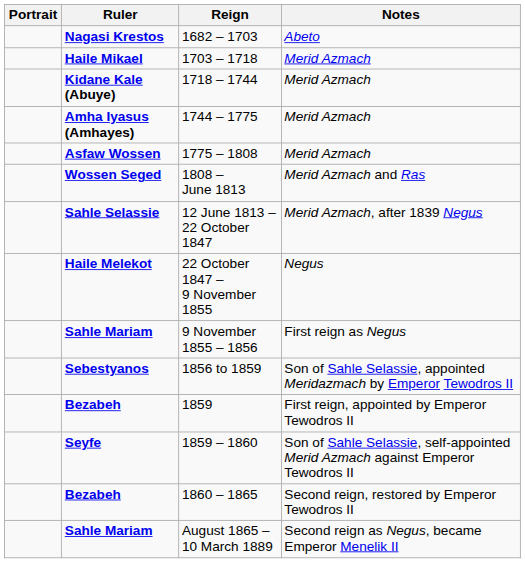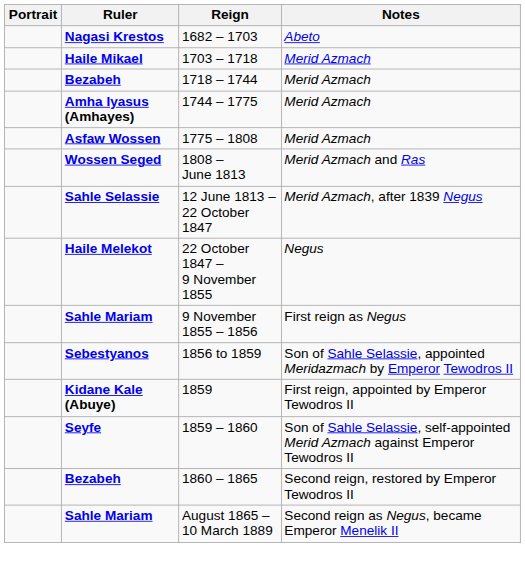(104, 87) Kidane Kale (Abuye) -> (93, 79) Bezabeh
(93, 405) Bezabeh -> (104, 397) Kidane Kale (Abuye)
